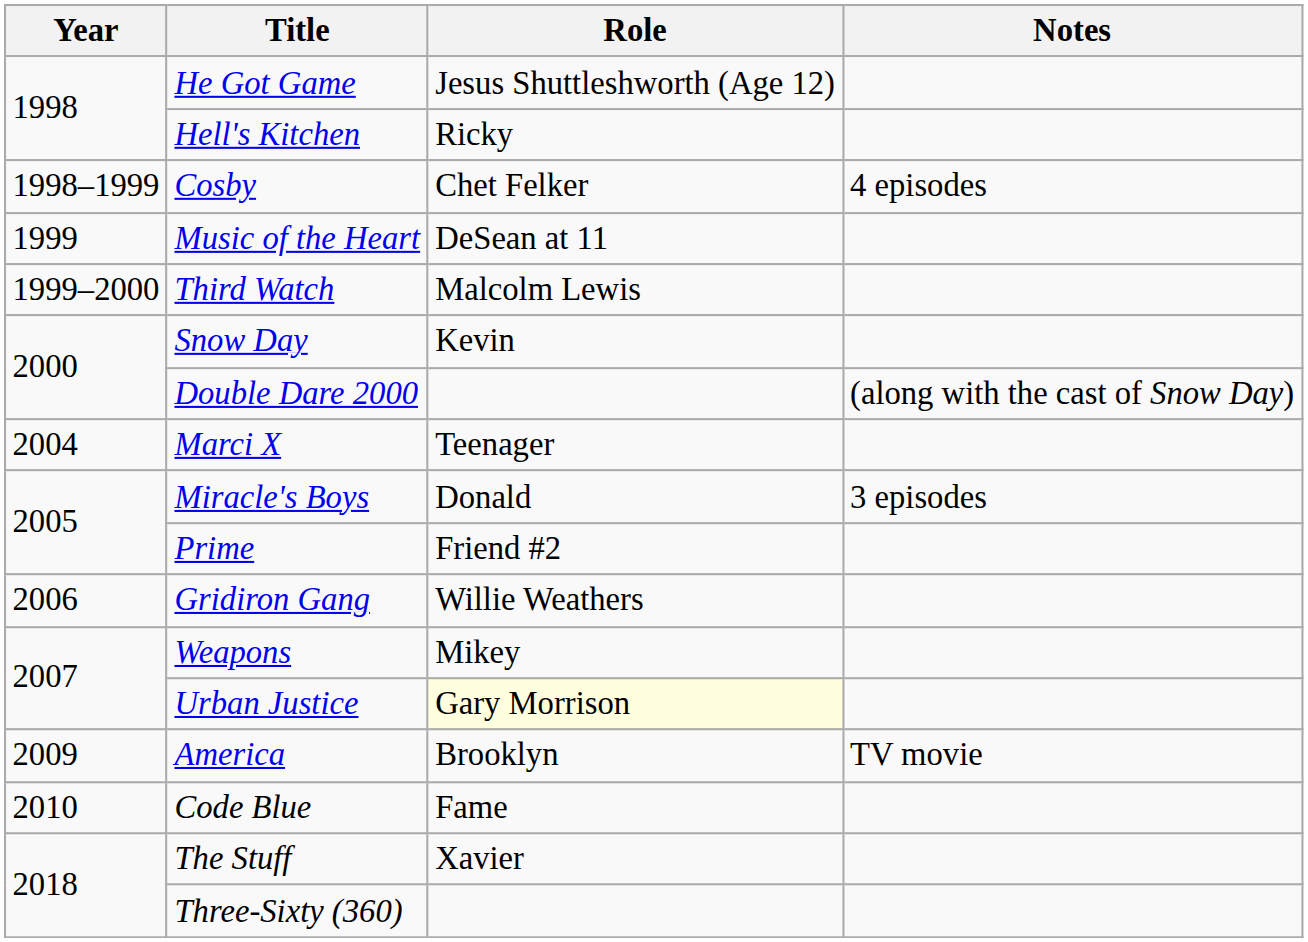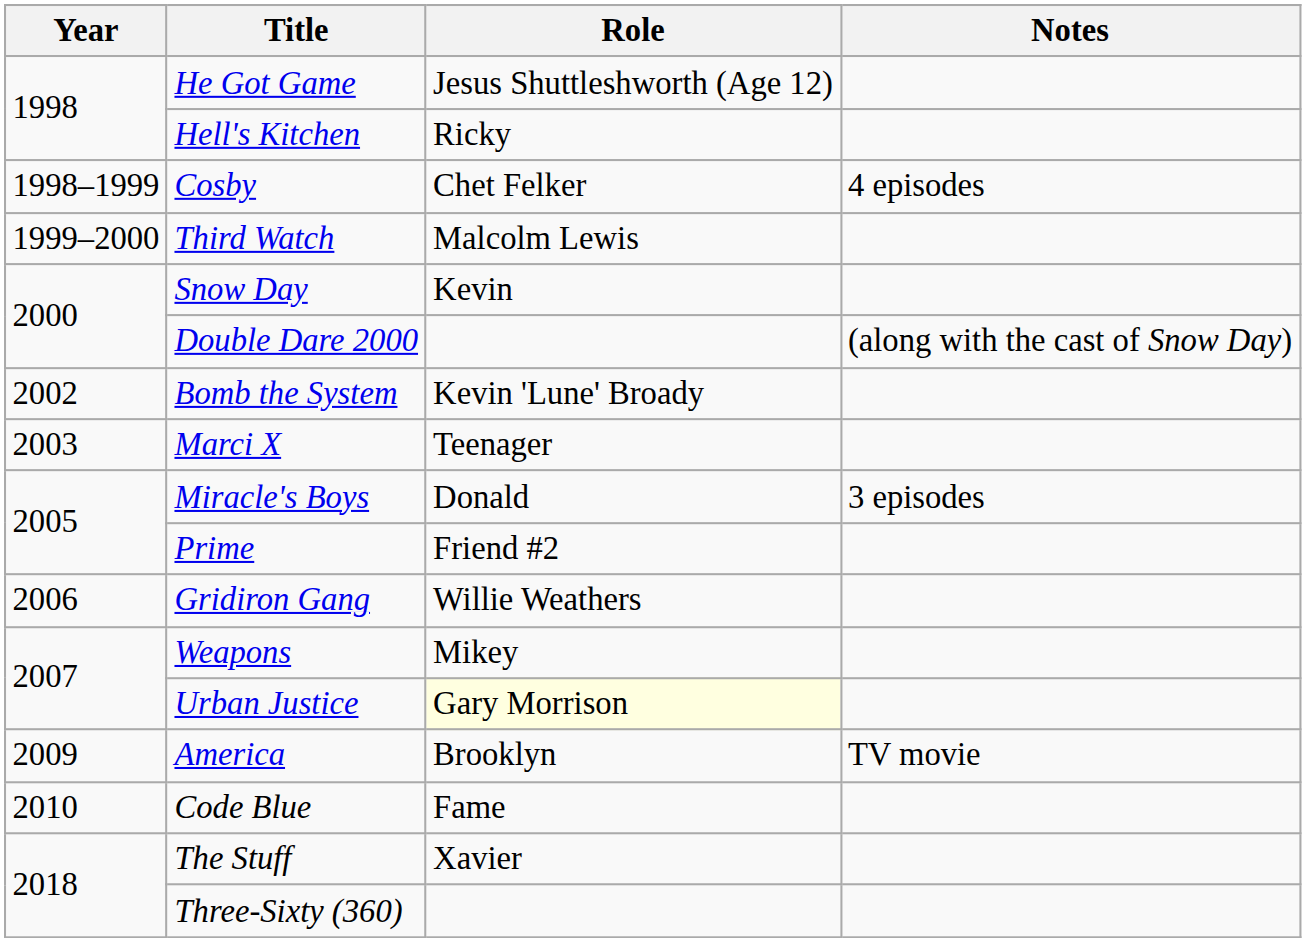- row: (297, 237)
+ row: (286, 392)
(45, 444) 2004 -> (45, 444) 2003
